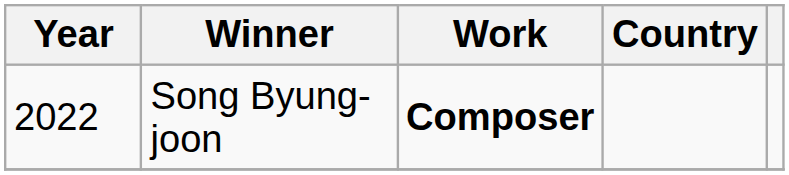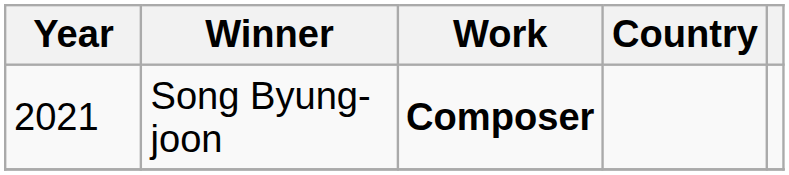(56, 116) 2022 -> (56, 116) 2021
